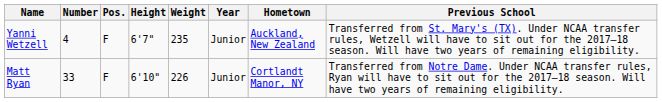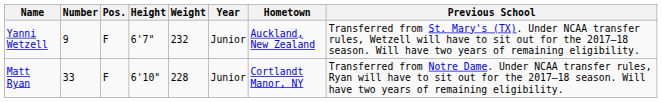(66, 39) 4 -> (66, 39) 9
(180, 39) 235 -> (180, 39) 232
(180, 78) 226 -> (180, 78) 228
